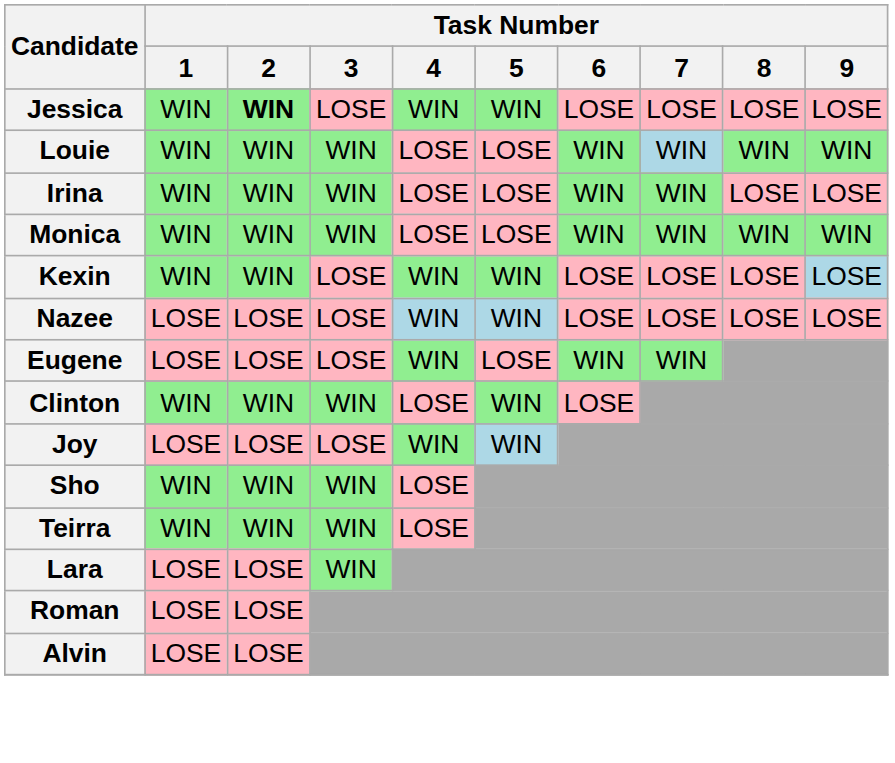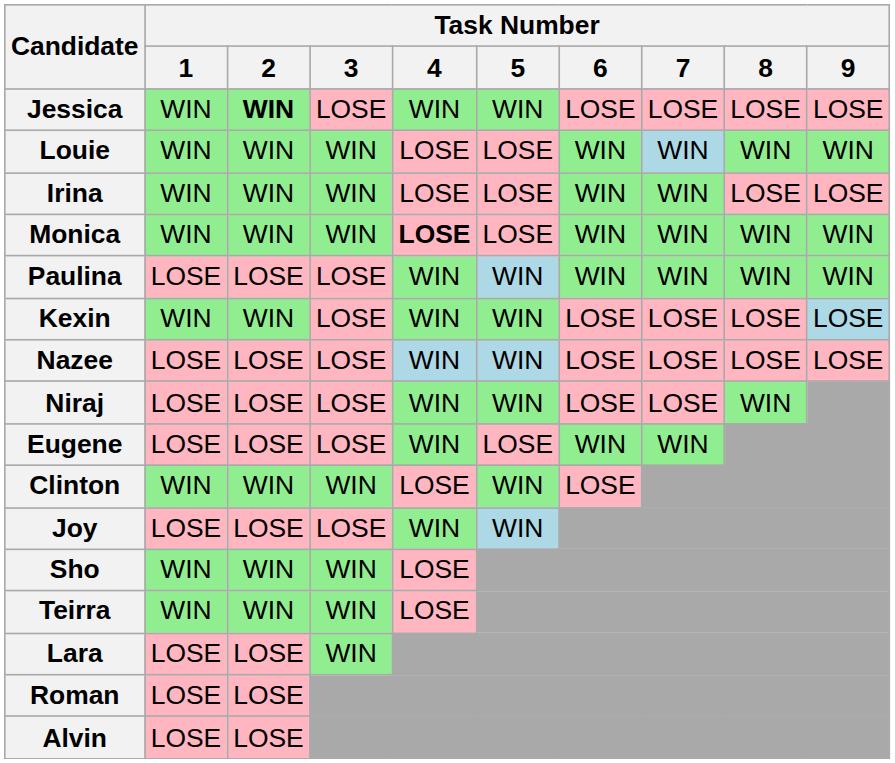(434, 234) normal -> (434, 234) bold
+ row: (75, 276)
+ row: (75, 402)
